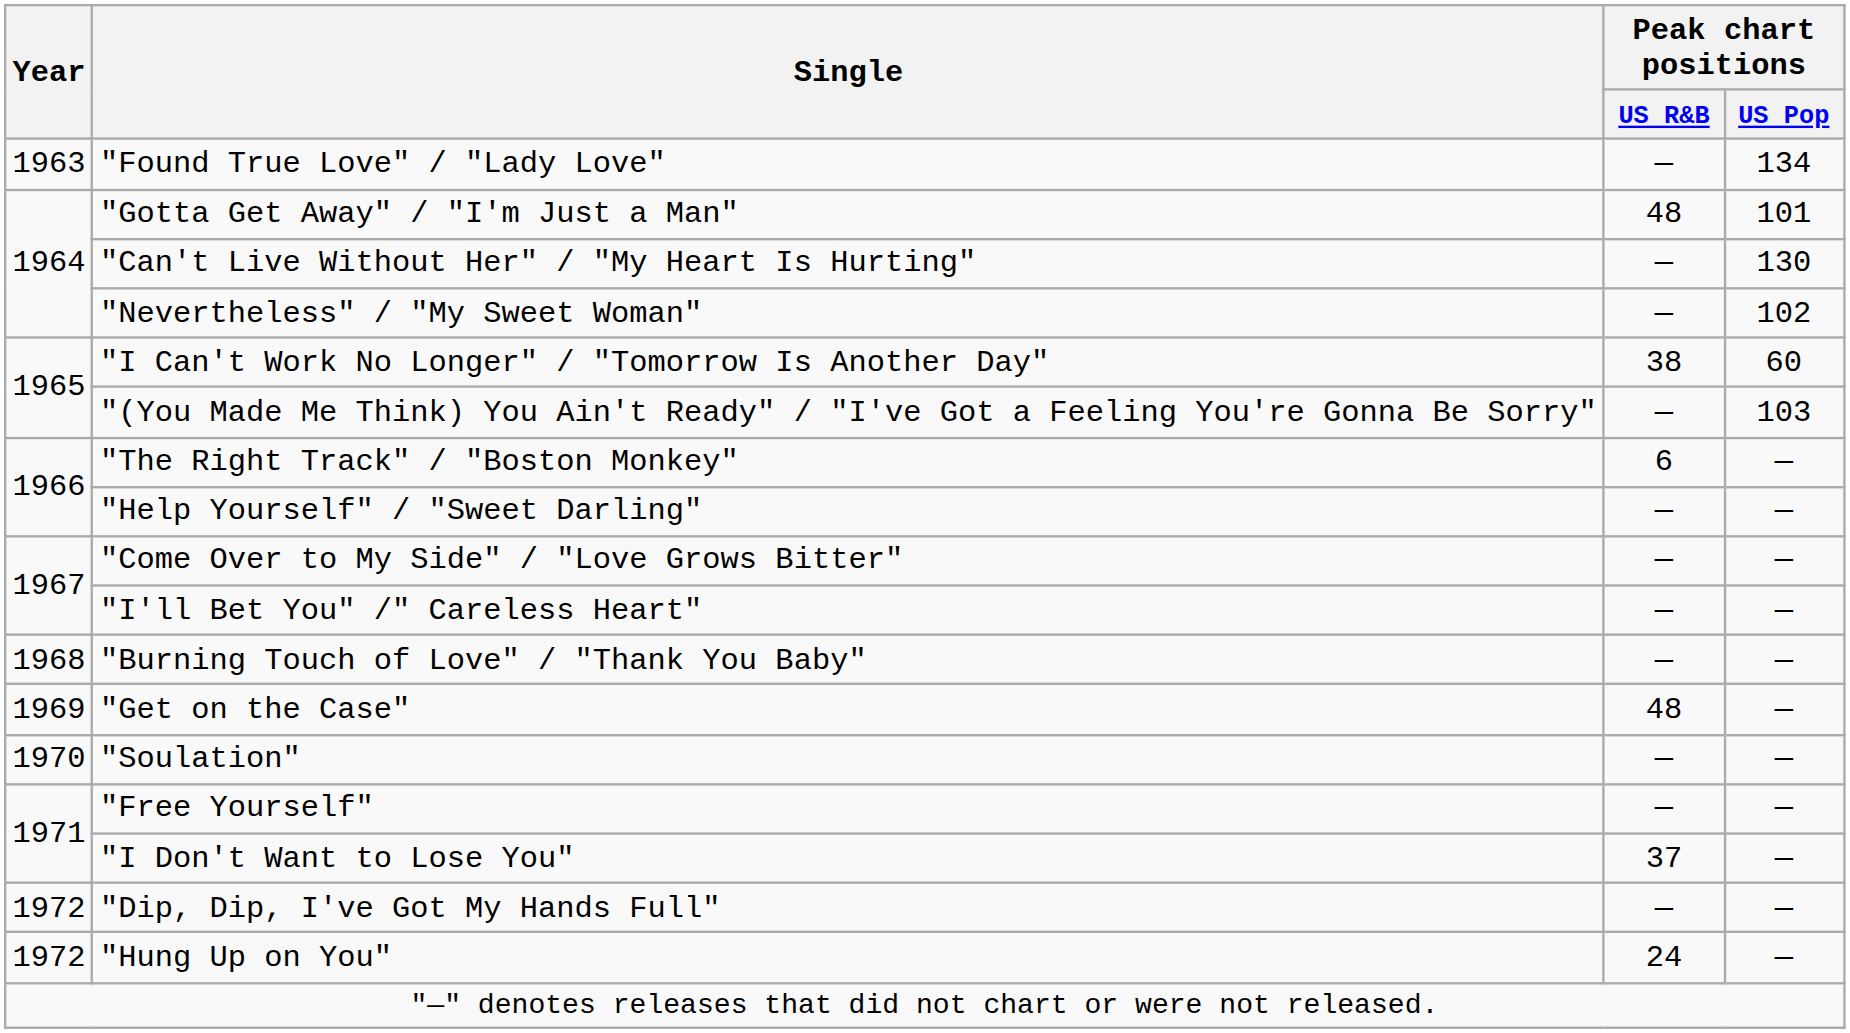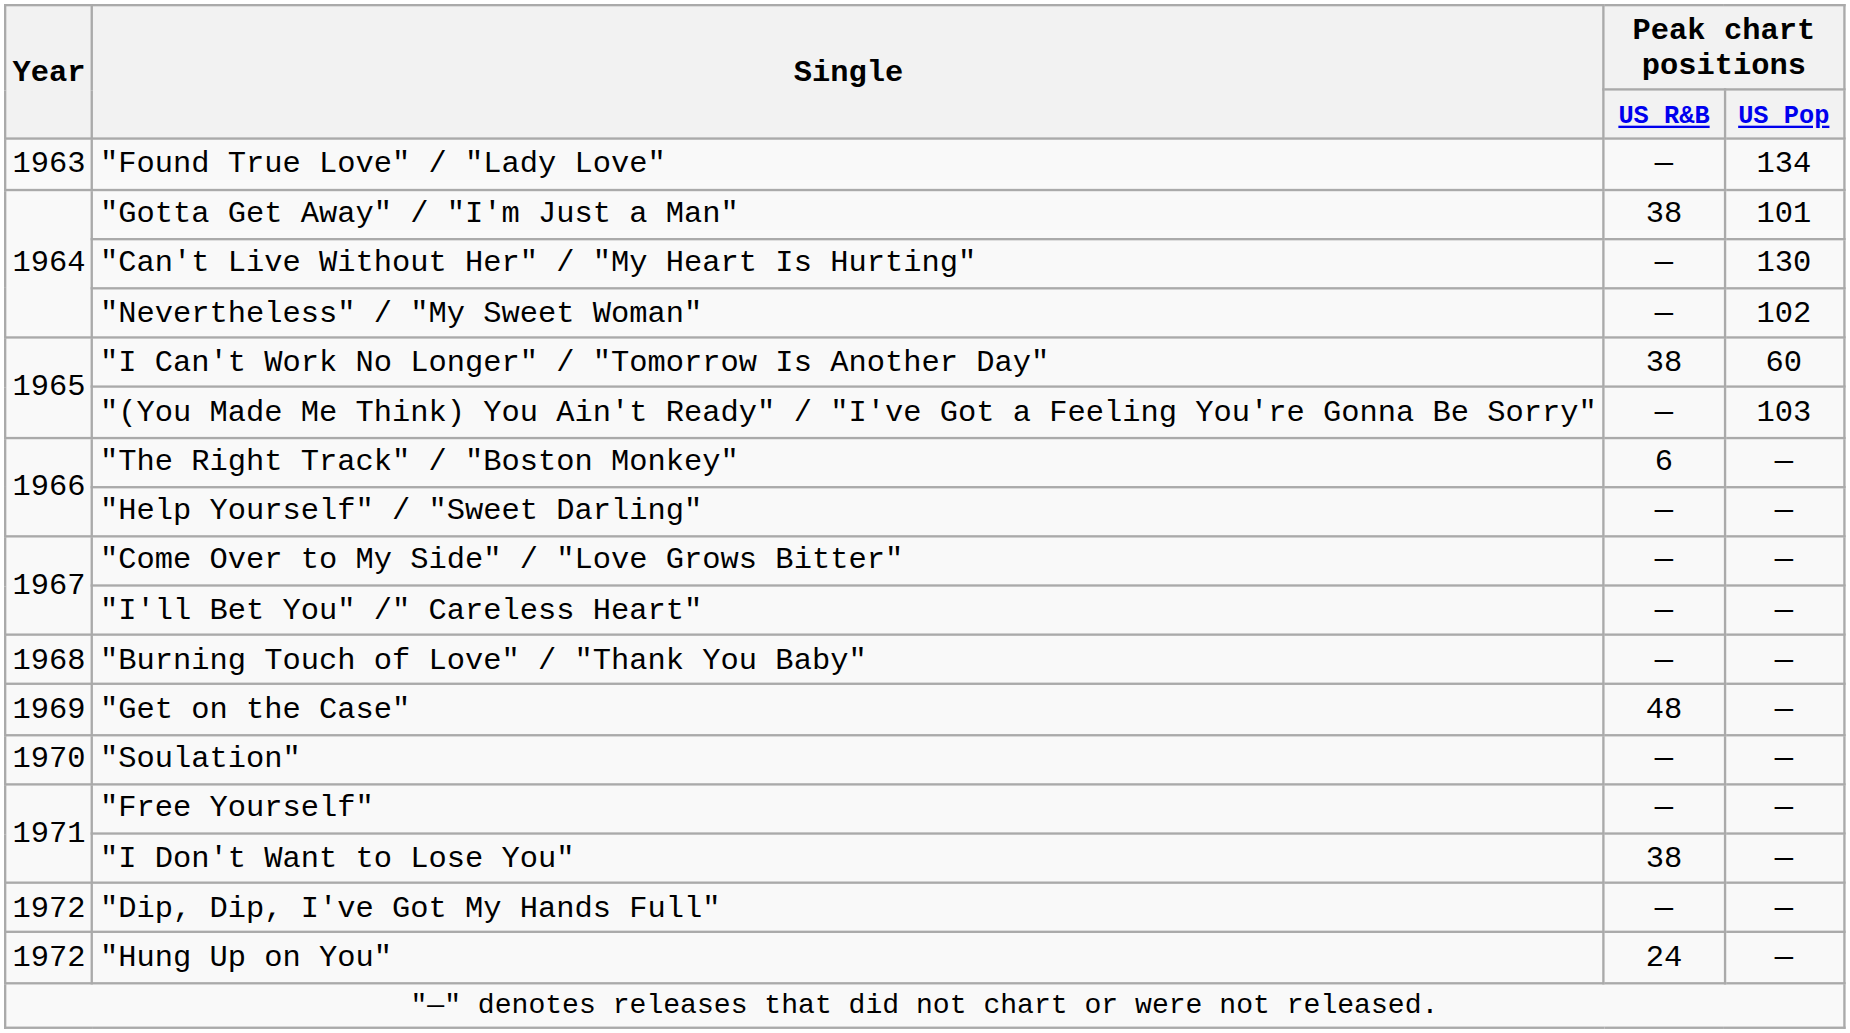(1664, 214) 48 -> (1664, 214) 38
(1664, 858) 37 -> (1664, 858) 38
